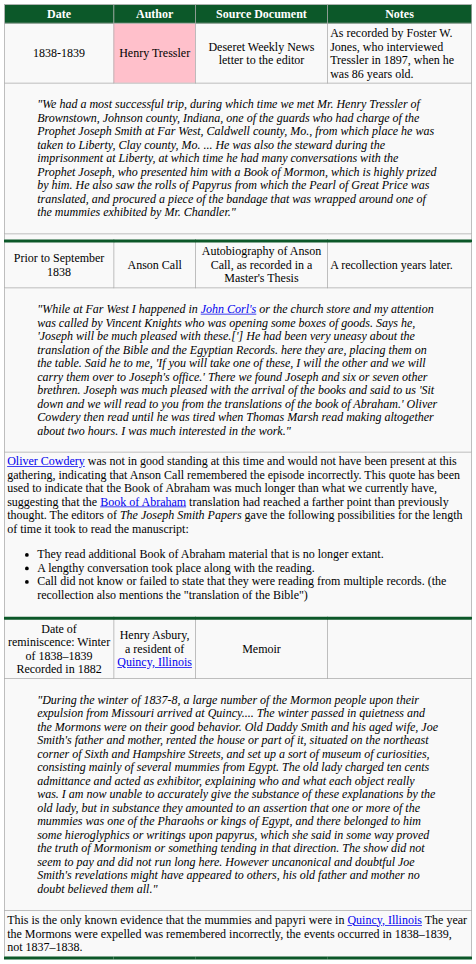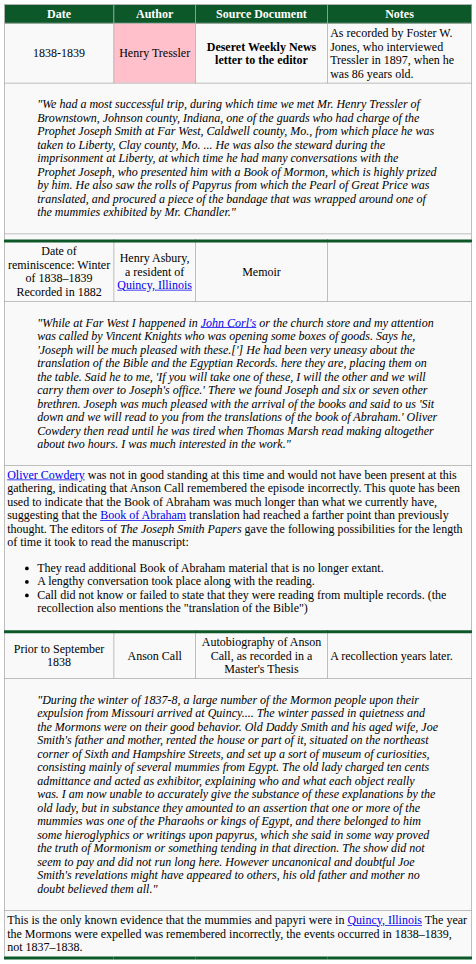(261, 53) normal -> (261, 53) bold
rows swapped: (59, 264) <-> (59, 648)
